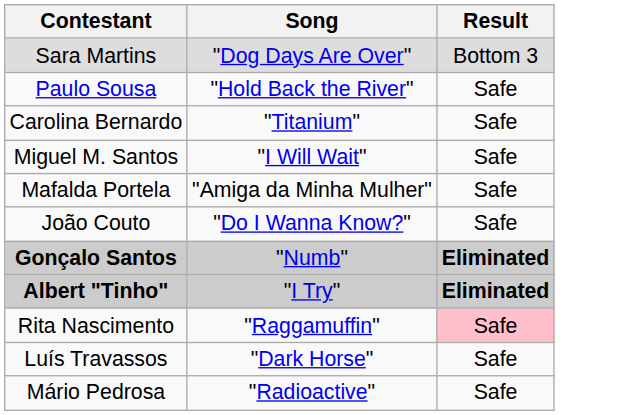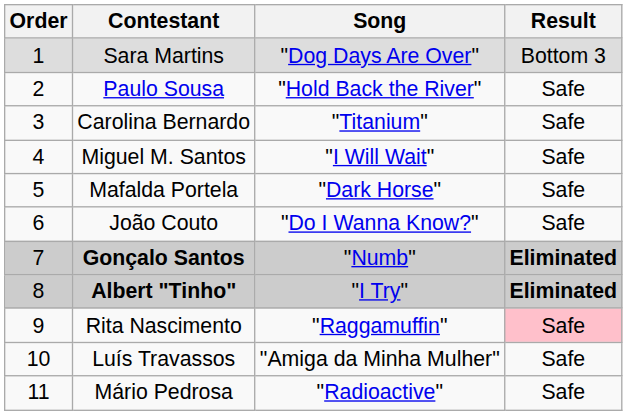+ column: (39, 21)
(312, 190) "Amiga da Minha Mulher" -> (380, 190) "Dark Horse"
(312, 358) "Dark Horse" -> (380, 358) "Amiga da Minha Mulher"
